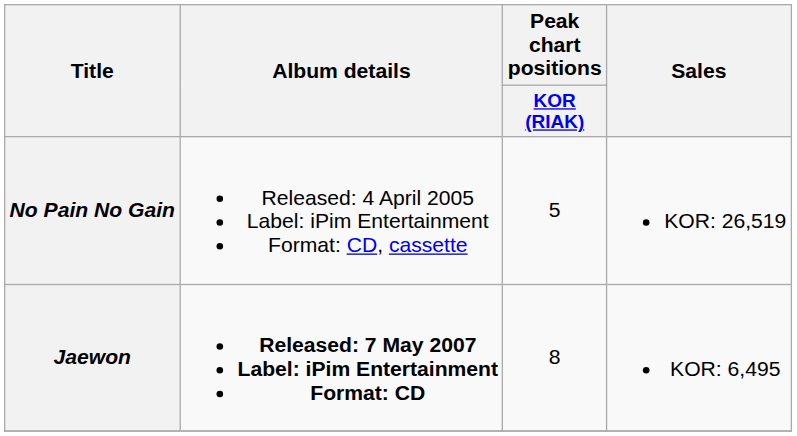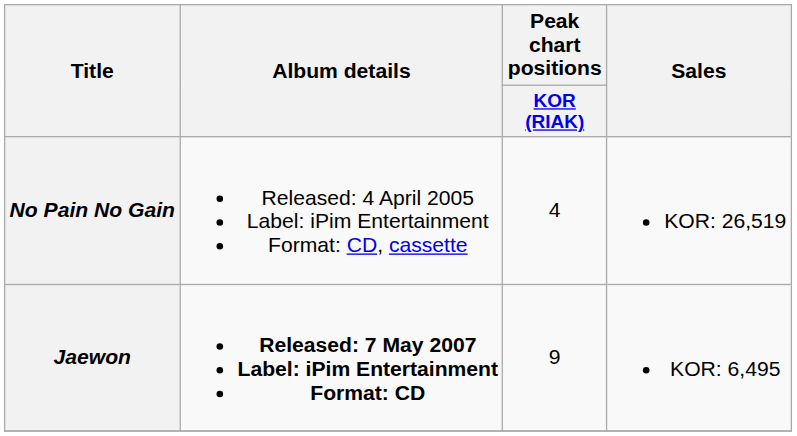(555, 210) 5 -> (555, 210) 4
(555, 357) 8 -> (555, 357) 9
